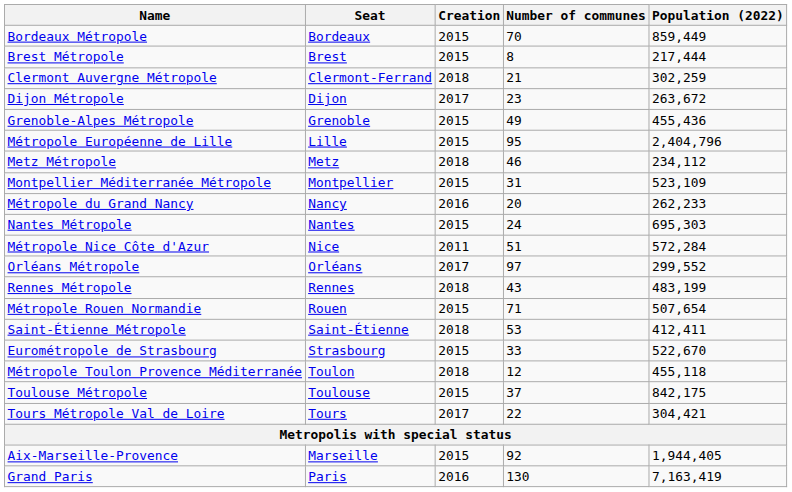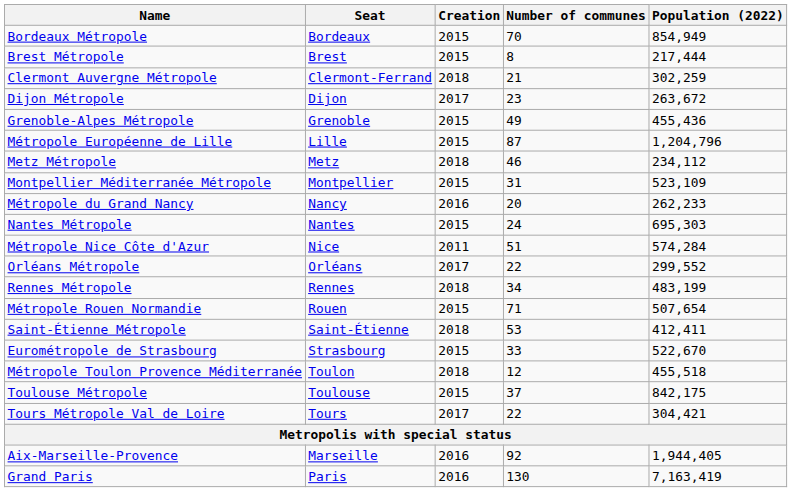(679, 36) 859,449 -> (679, 36) 854,949
(514, 141) 95 -> (514, 141) 87
(687, 141) 2,404,796 -> (687, 141) 1,204,796
(679, 246) 572,284 -> (679, 246) 574,284
(514, 267) 97 -> (514, 267) 22
(514, 288) 43 -> (514, 288) 34
(679, 372) 455,118 -> (679, 372) 455,518
(454, 455) 2015 -> (454, 455) 2016
